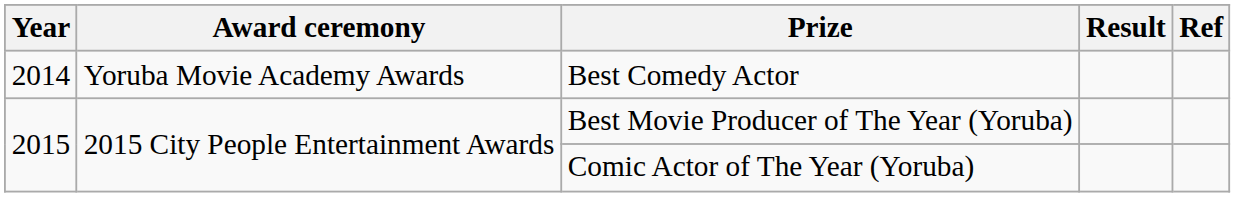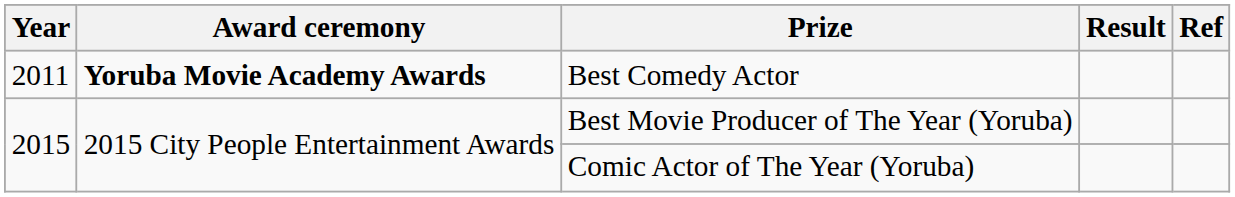(41, 74) 2014 -> (40, 74) 2011
(274, 74) normal -> (285, 74) bold
